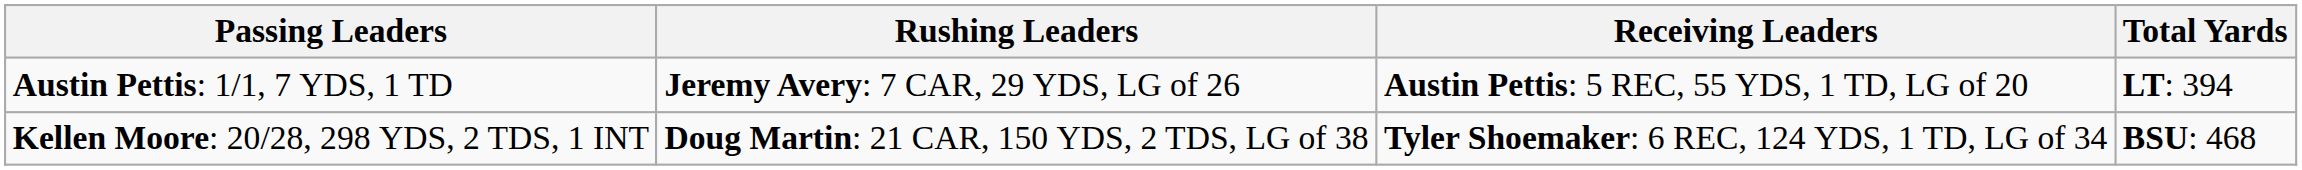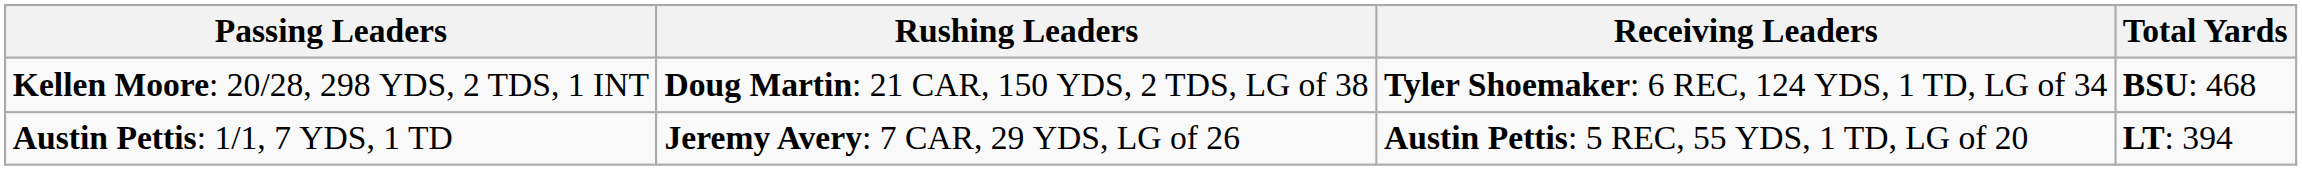rows swapped: (331, 137) <-> (233, 84)
